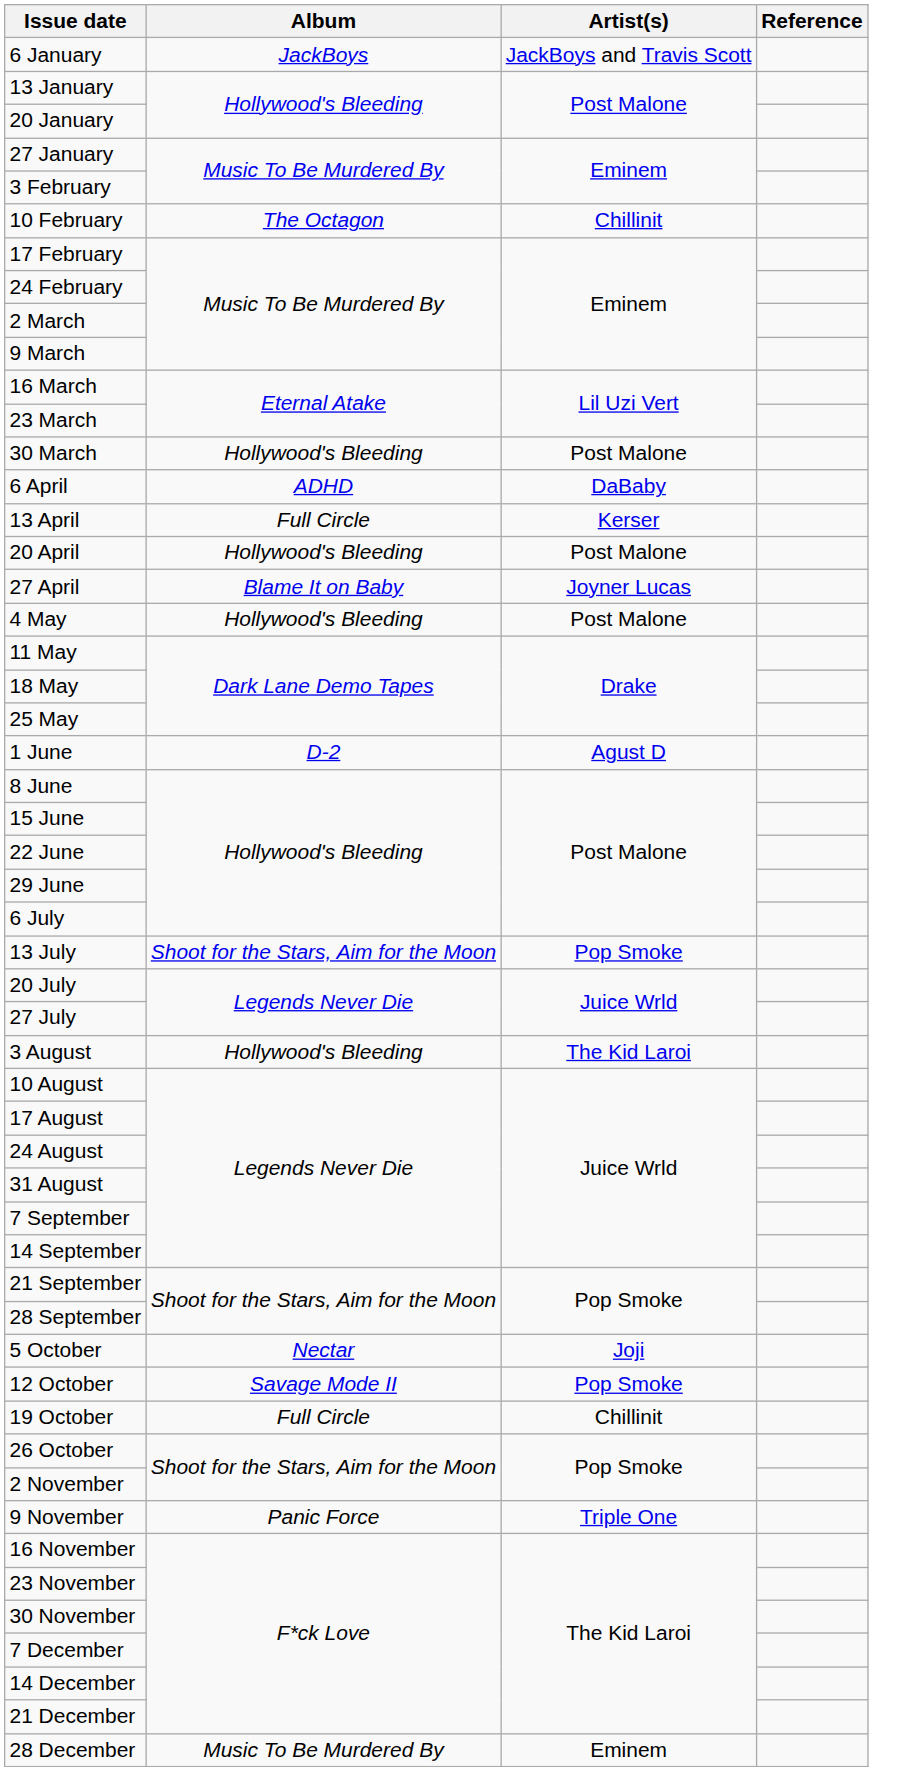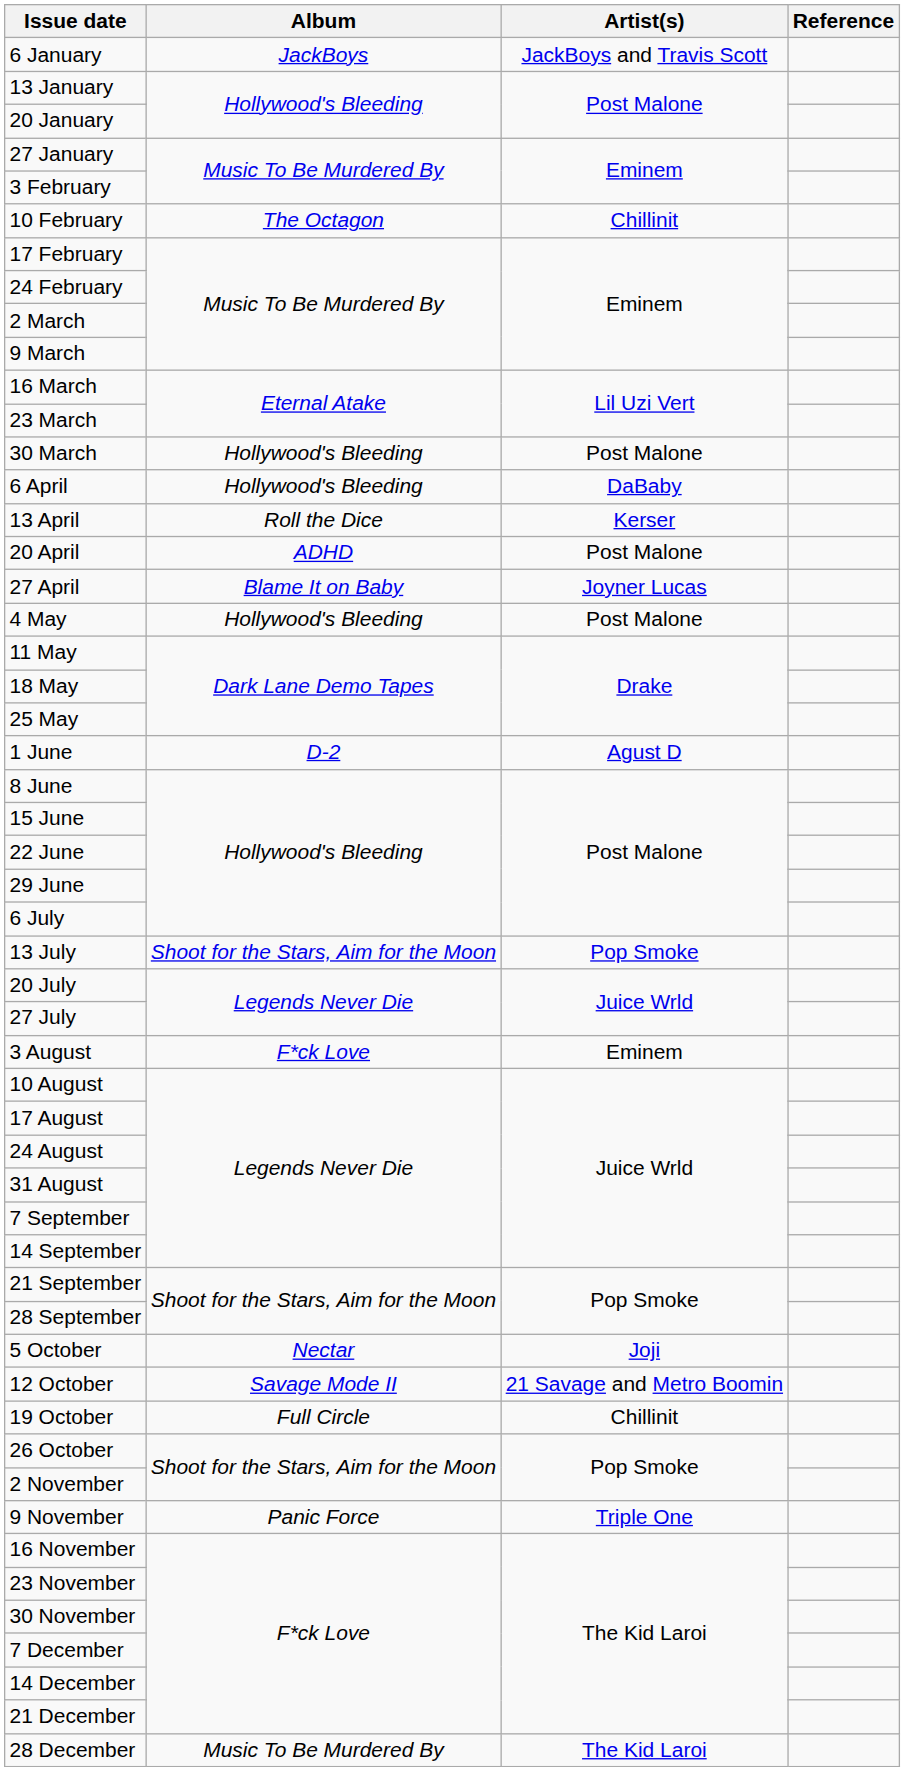(323, 486) ADHD -> (323, 486) Hollywood's Bleeding
(323, 519) Full Circle -> (323, 519) Roll the Dice
(323, 552) Hollywood's Bleeding -> (323, 552) ADHD
(323, 1051) Hollywood's Bleeding -> (323, 1051) F*ck Love
(629, 1051) The Kid Laroi -> (644, 1051) Eminem
(629, 1384) Pop Smoke -> (644, 1384) 21 Savage and Metro Boomin
(629, 1749) Eminem -> (644, 1749) The Kid Laroi
